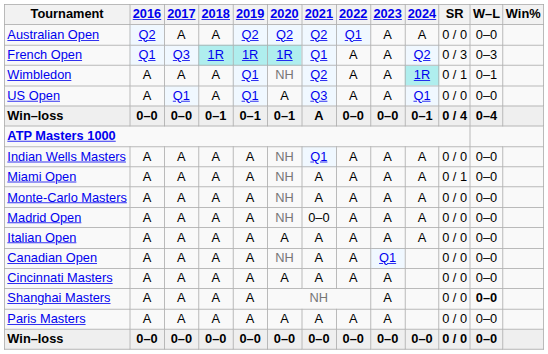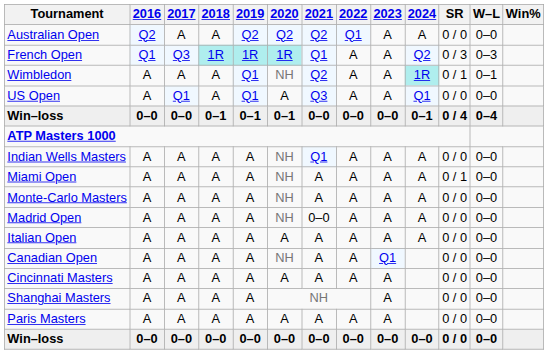(319, 116) A -> (319, 116) 0–0
(486, 298) bold -> (486, 298) normal
